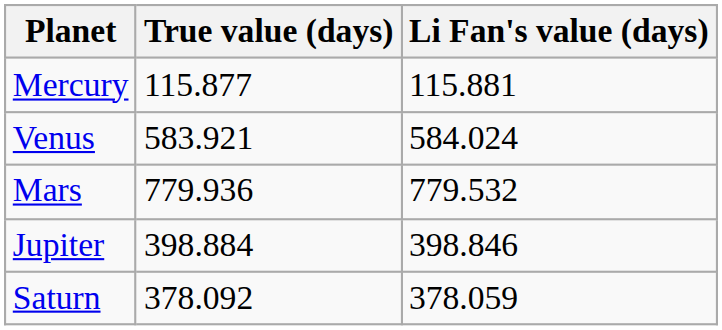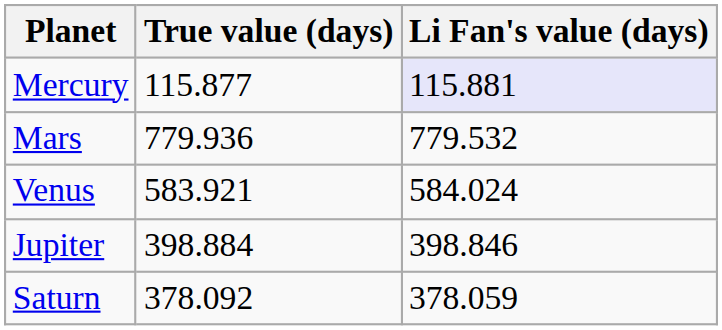(463, 84) no background -> (463, 84) lavender background
rows swapped: (54, 137) <-> (47, 191)
